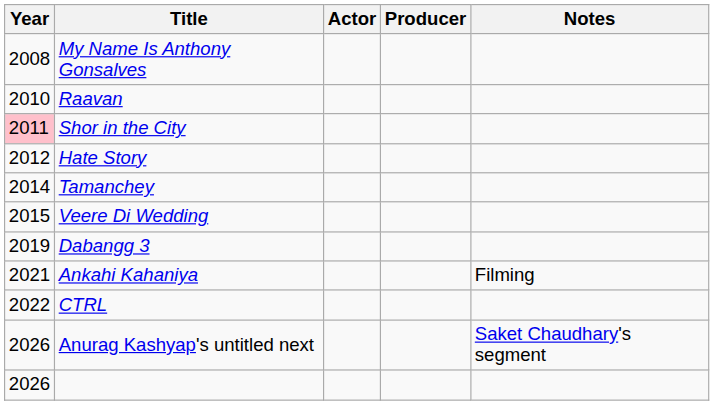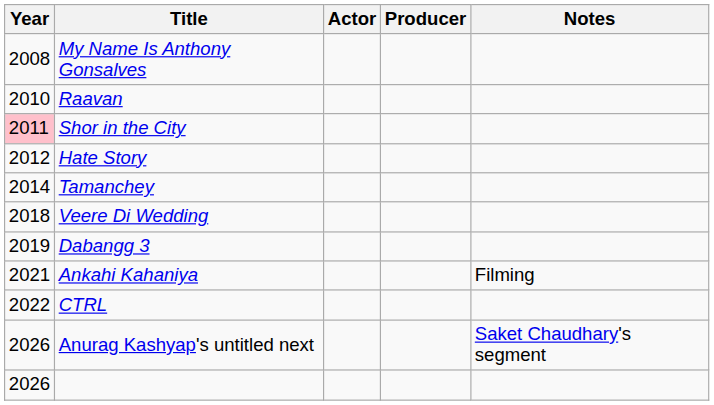(30, 216) 2015 -> (30, 216) 2018
